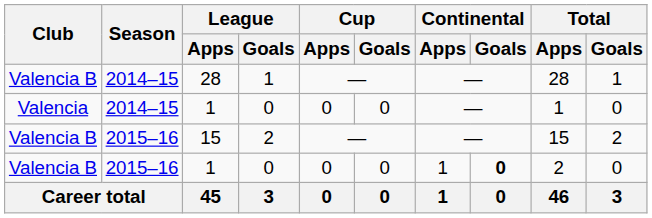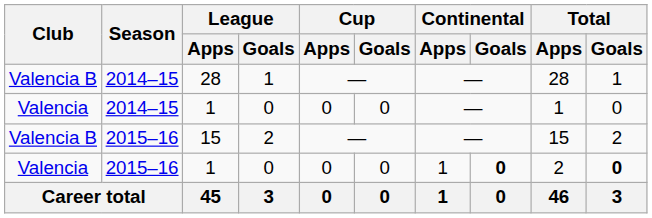(53, 167) Valencia B -> (53, 167) Valencia
(617, 167) normal -> (617, 167) bold
